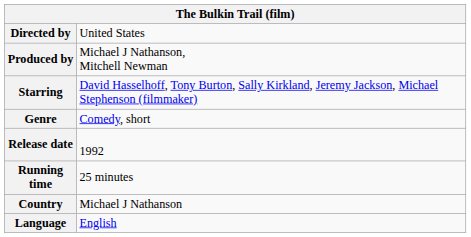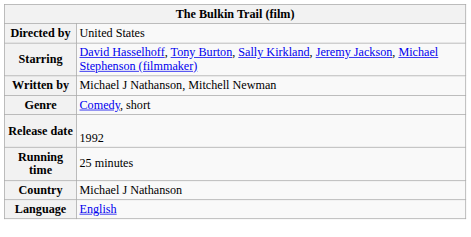- row: (41, 59)
+ row: (41, 85)
